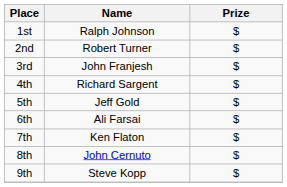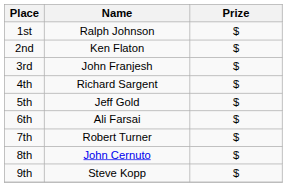(117, 48) Robert Turner -> (117, 48) Ken Flaton
(117, 137) Ken Flaton -> (117, 137) Robert Turner
